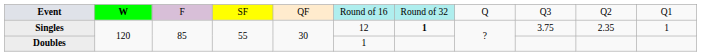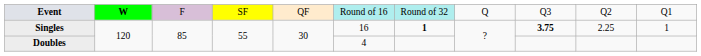(364, 28) 12 -> (364, 28) 16
(545, 28) normal -> (545, 28) bold
(606, 28) 2.35 -> (606, 28) 2.25
(364, 44) 1 -> (364, 44) 4
